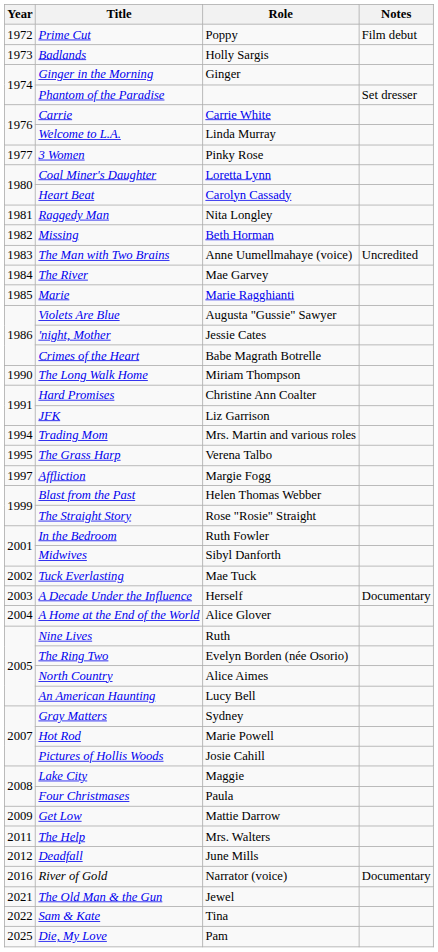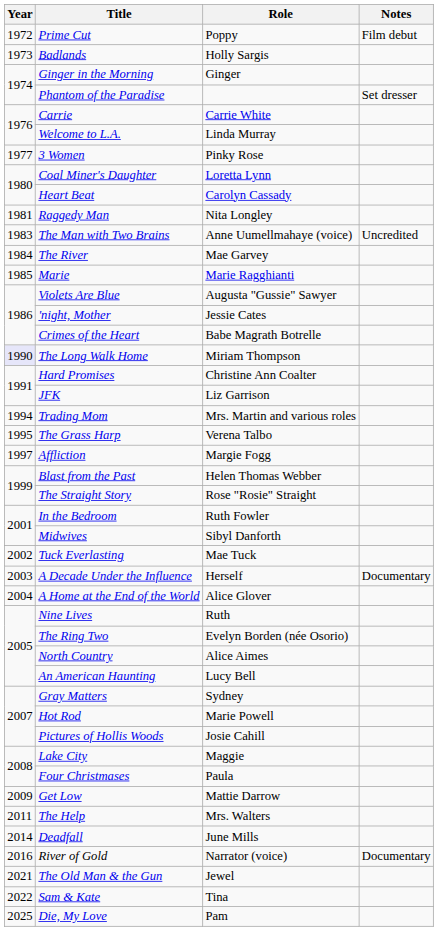- row: (58, 235)
(20, 375) no background -> (20, 355) lavender background
(20, 856) 2012 -> (20, 836) 2014
